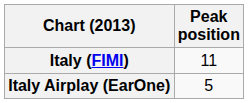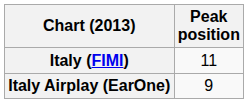(209, 85) 5 -> (209, 85) 9
